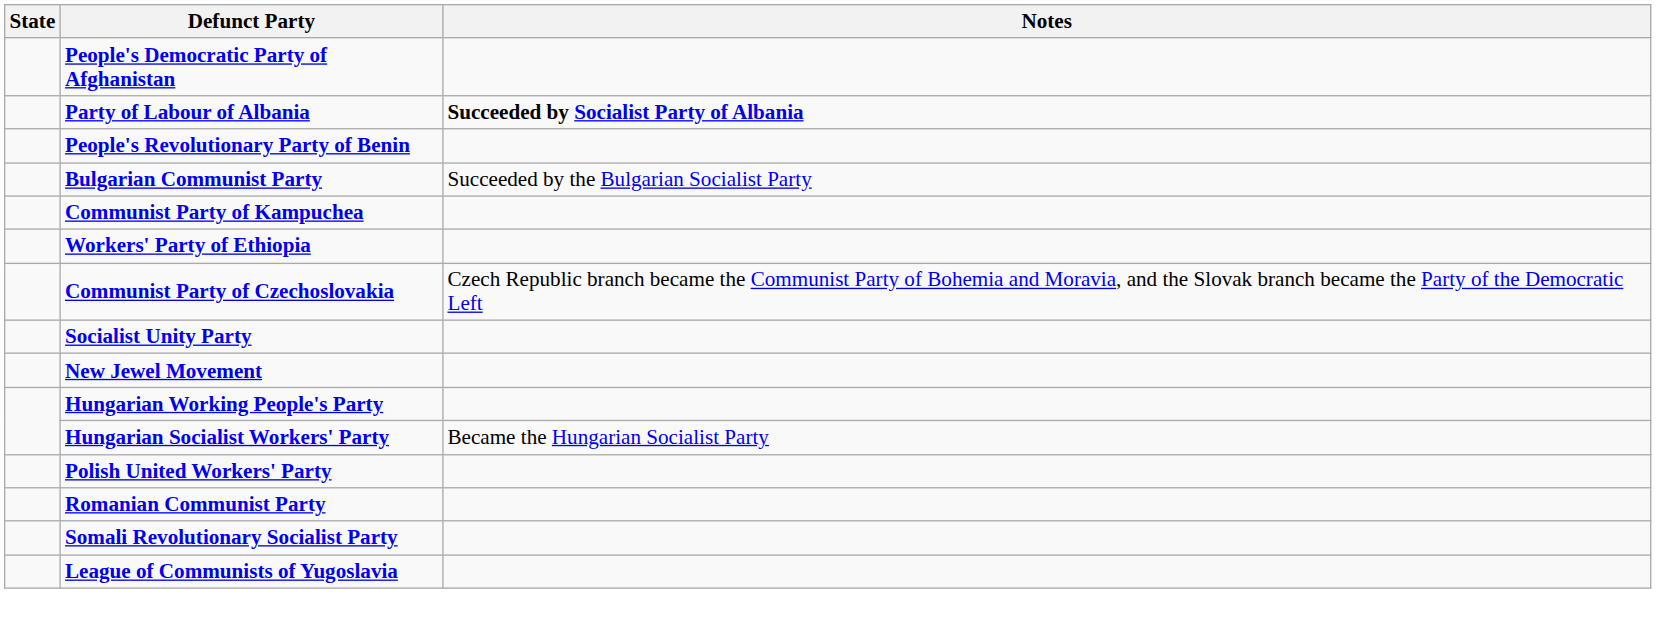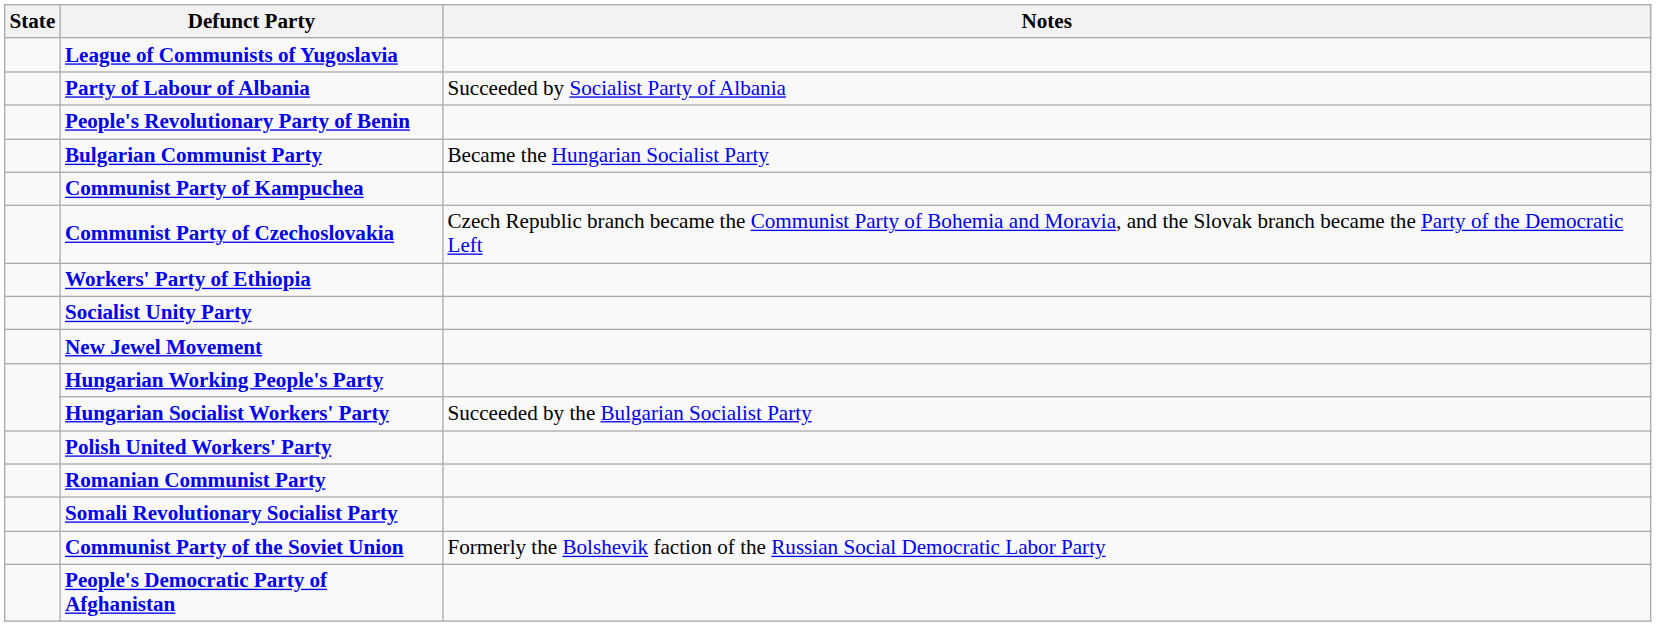rows swapped: (196, 66) <-> (231, 571)
(626, 111) bold -> (617, 88) normal
(630, 178) Succeeded by the Bulgarian Socialist Party -> (608, 155) Became the Hungarian Socialist Party
rows swapped: (230, 291) <-> (188, 245)
(608, 437) Became the Hungarian Socialist Party -> (630, 413) Succeeded by the Bulgarian Socialist Party
+ row: (234, 547)
